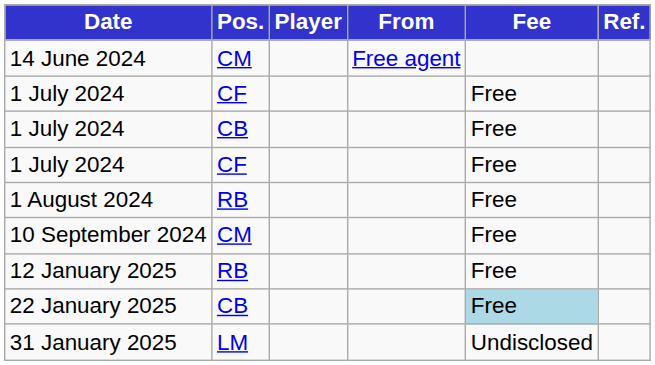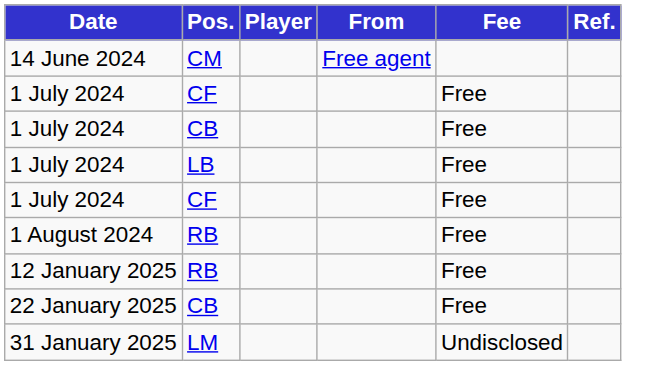+ row: (67, 164)
- row: (108, 235)
(494, 306) lightblue background -> (464, 306) no background
